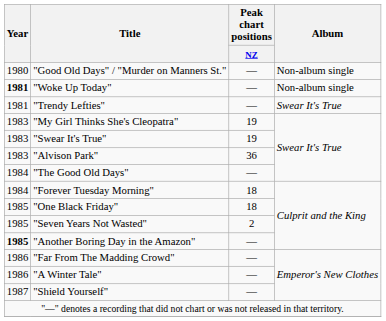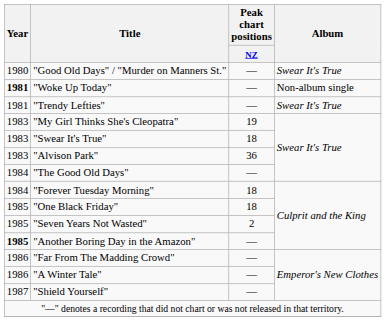(315, 71) Non-album single -> (309, 71) Swear It's True
(252, 139) 19 -> (252, 139) 18
